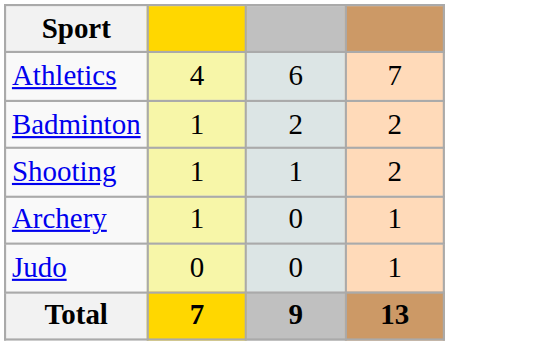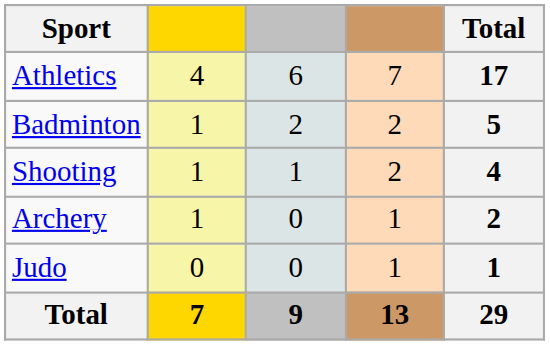+ column: (494, 27)
